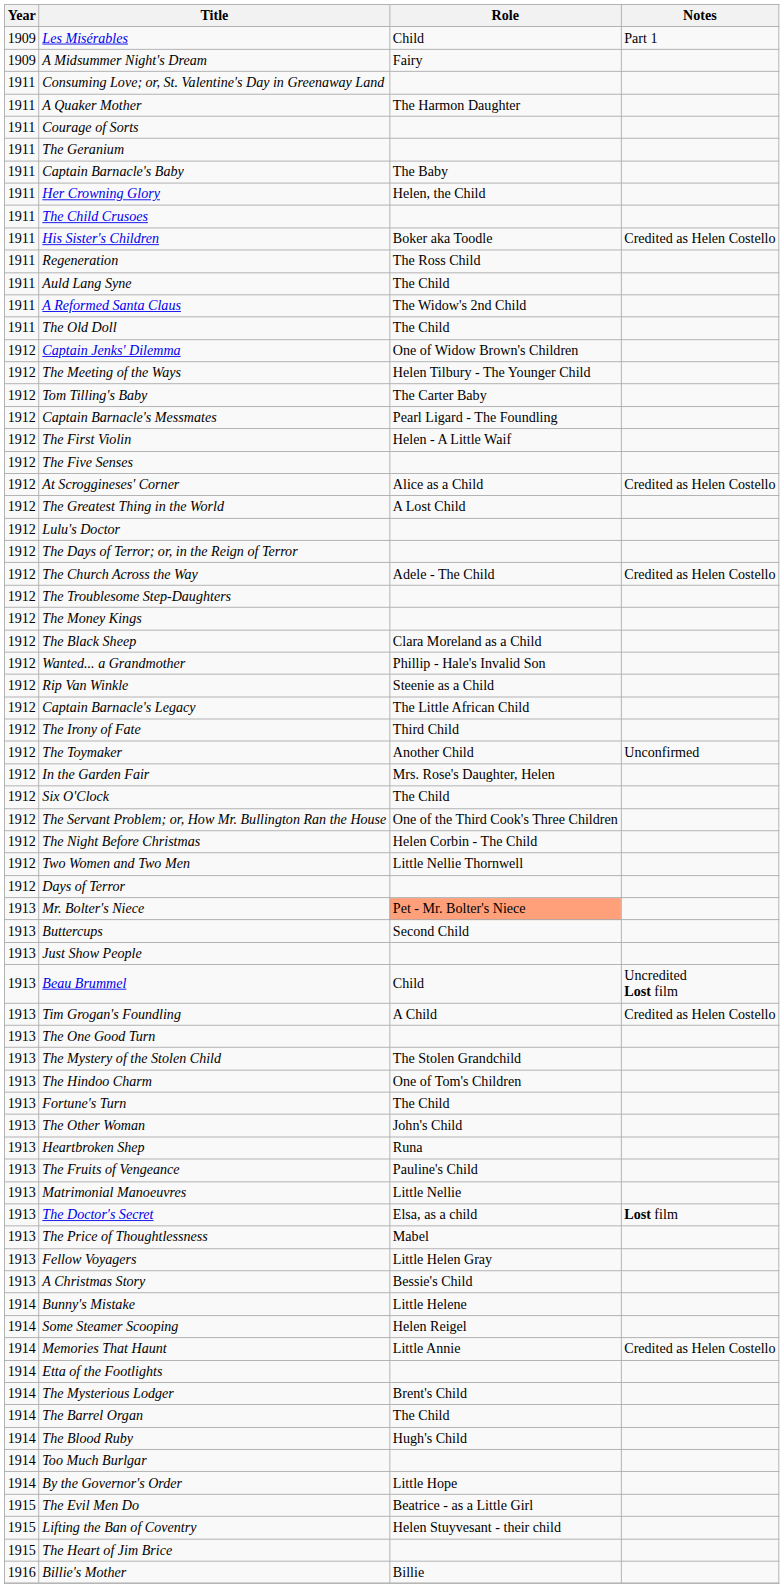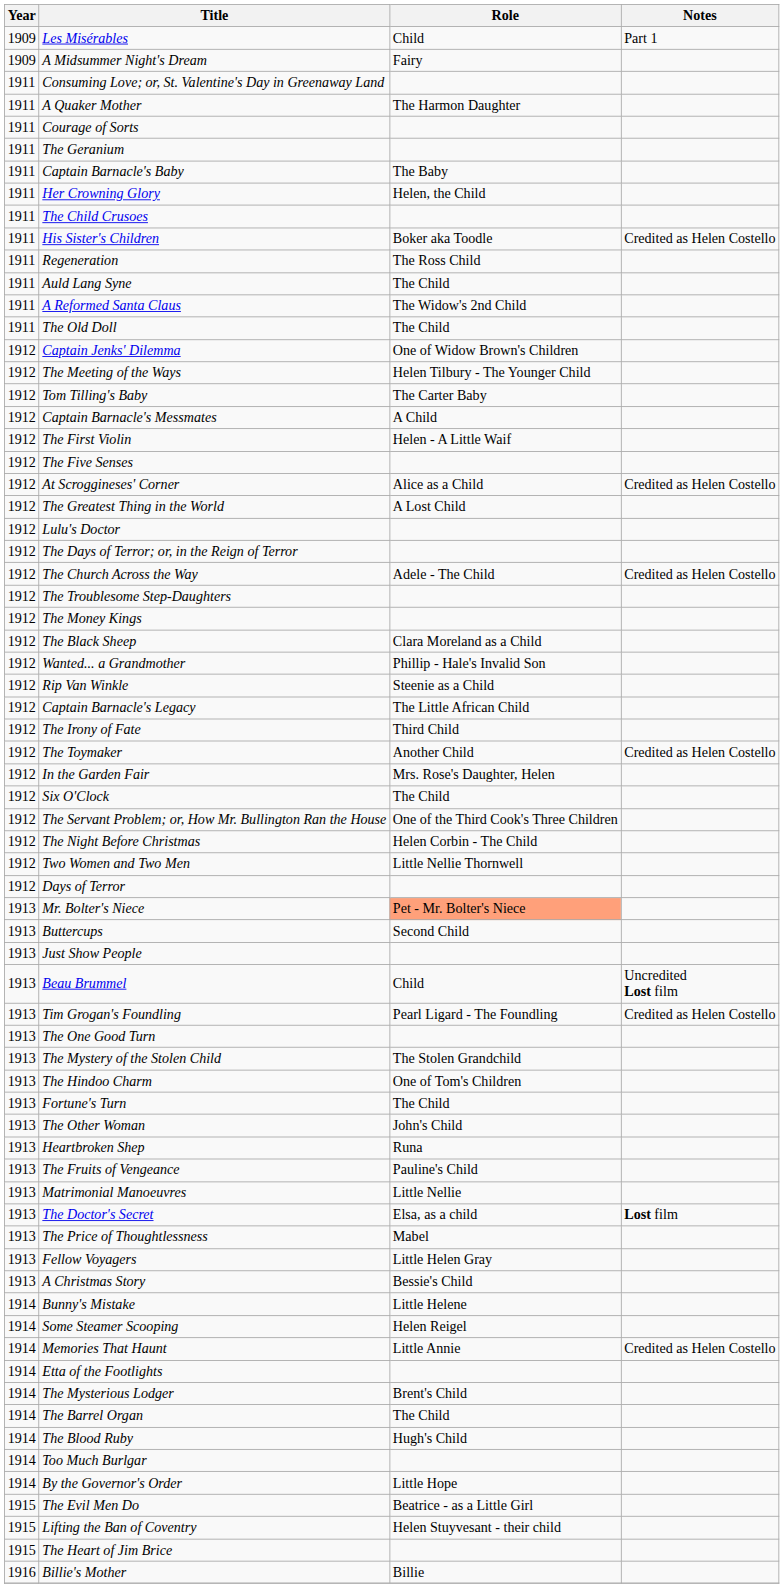(475, 417) Pearl Ligard - The Foundling -> (415, 417) A Child
(662, 752) Unconfirmed -> (700, 752) Credited as Helen Costello
(415, 1014) A Child -> (475, 1014) Pearl Ligard - The Foundling
